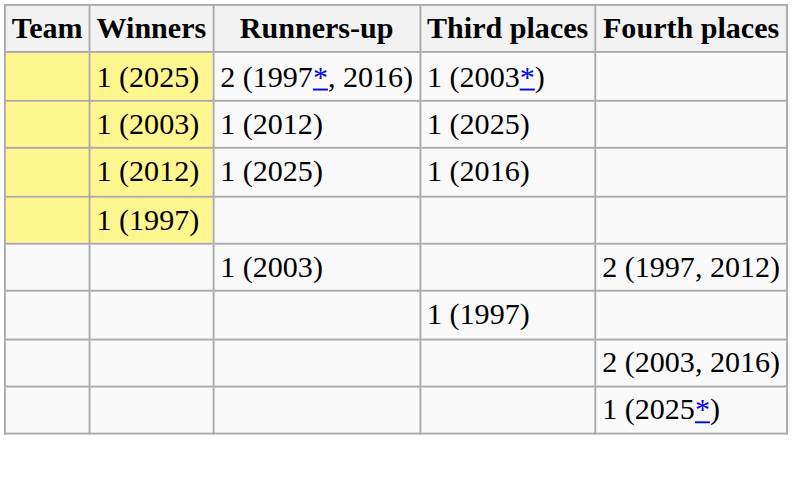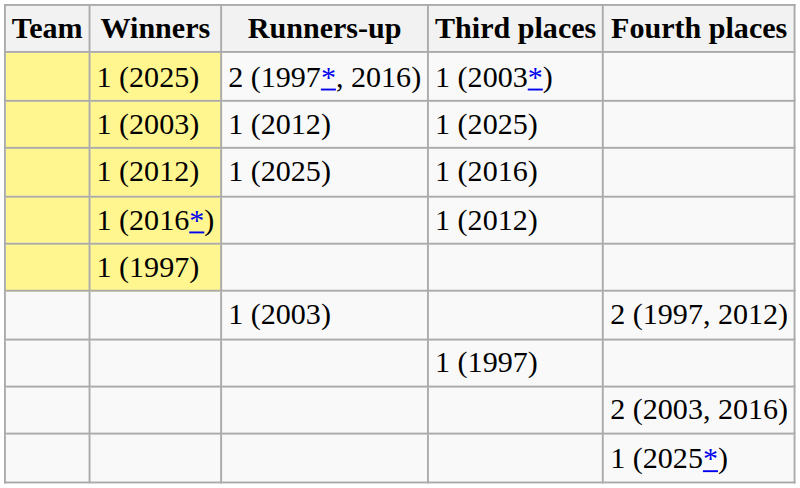+ row: (155, 219)
